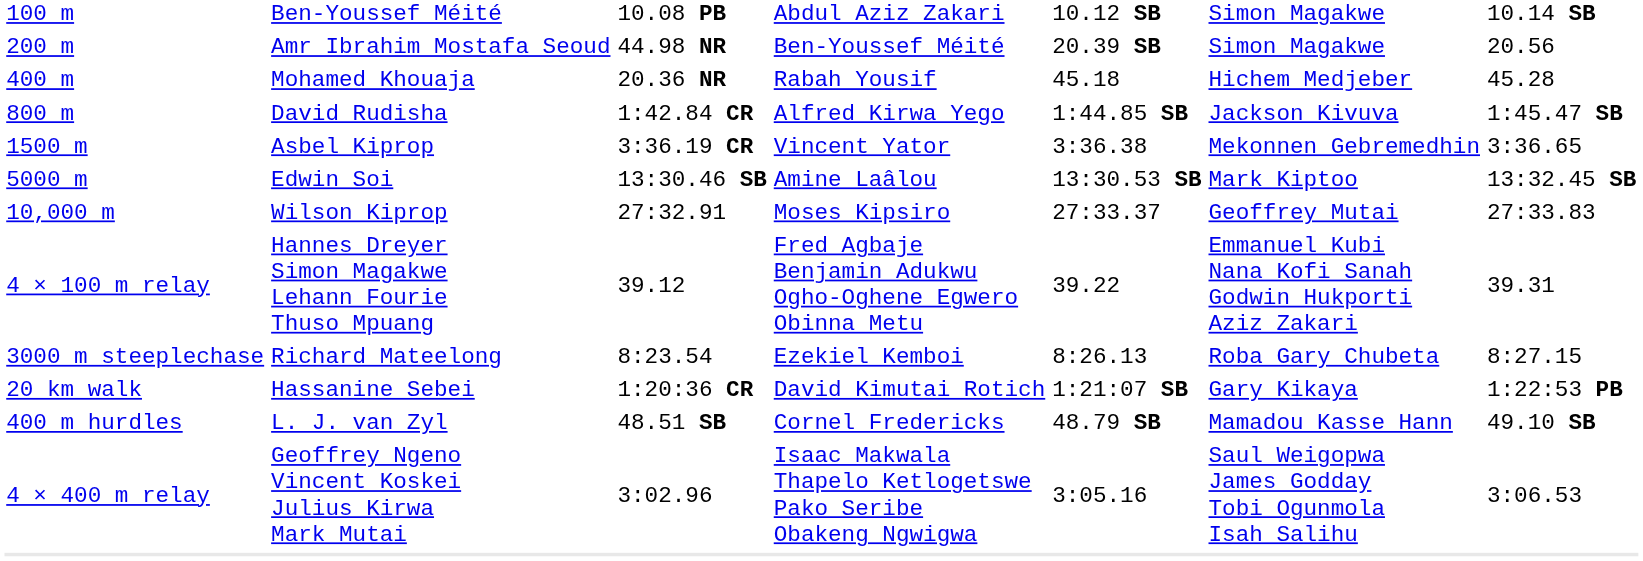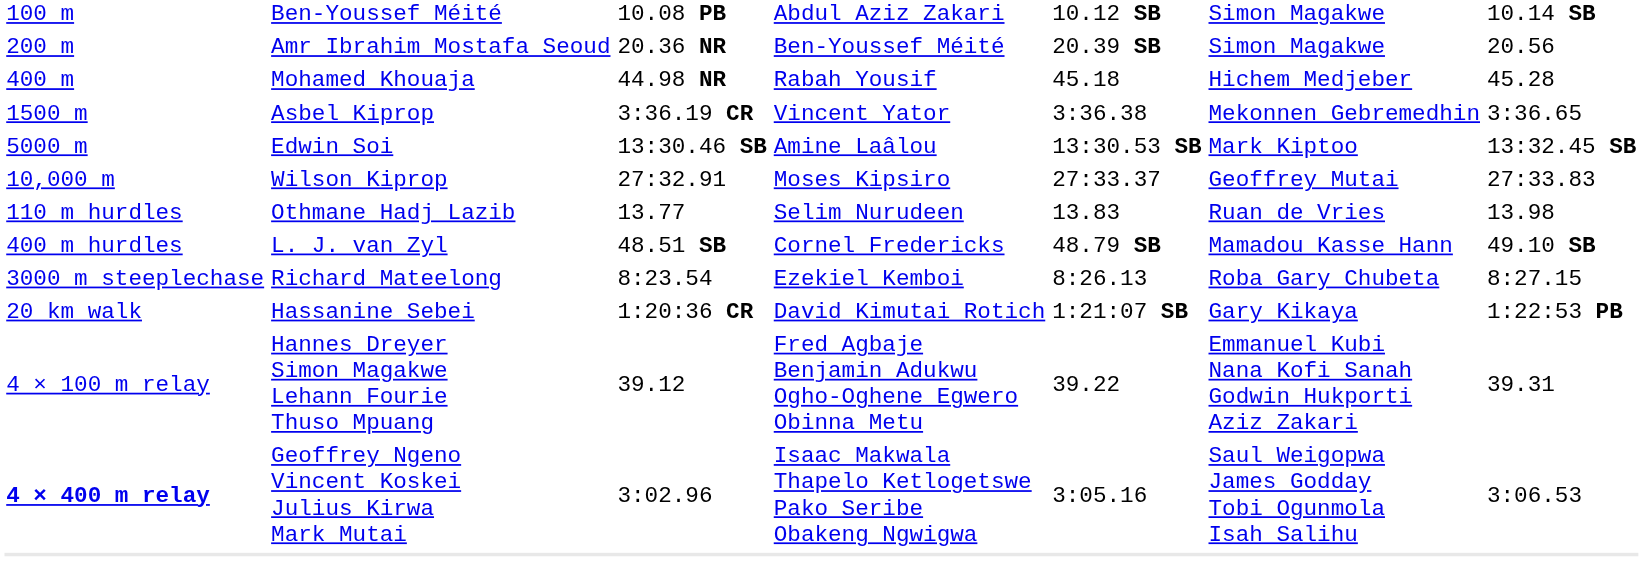(672, 47) 44.98 NR -> (672, 47) 20.36 NR
(672, 80) 20.36 NR -> (672, 80) 44.98 NR
- row: (359, 113)
+ row: (393, 213)
rows swapped: (359, 423) <-> (359, 285)
(108, 495) normal -> (108, 495) bold
